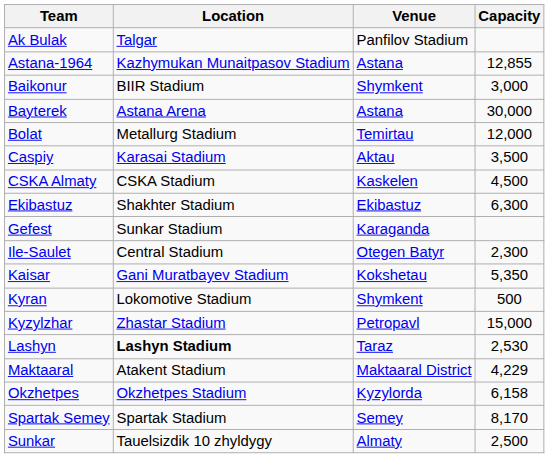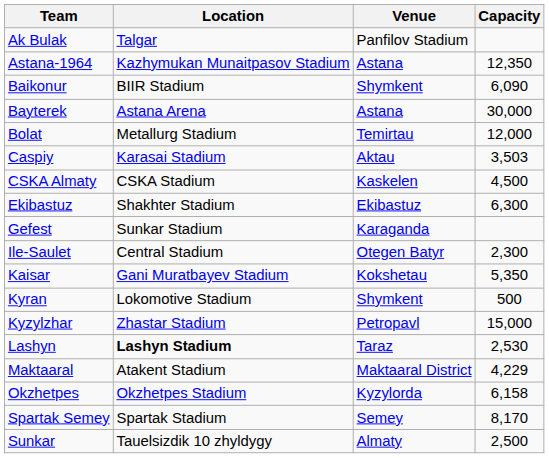(509, 63) 12,855 -> (509, 63) 12,350
(509, 87) 3,000 -> (509, 87) 6,090
(509, 157) 3,500 -> (509, 157) 3,503
